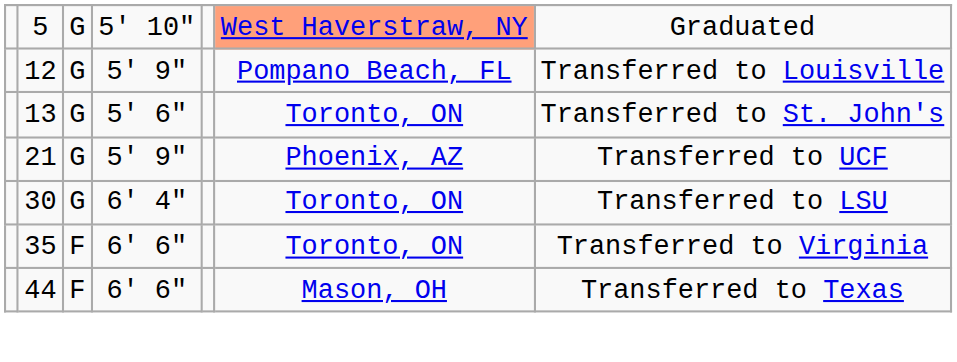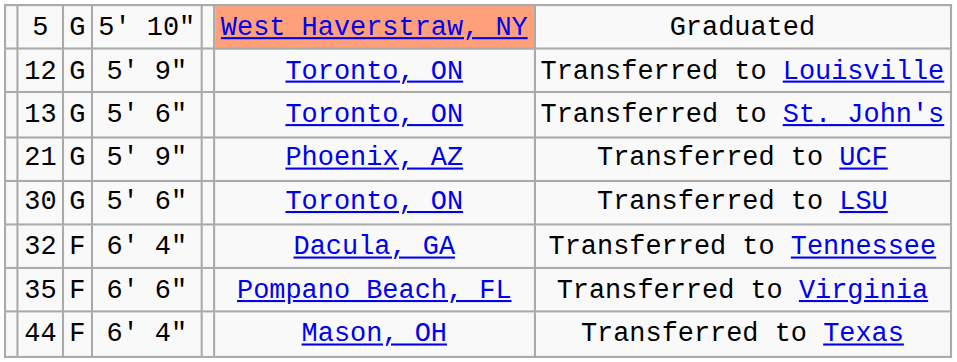(374, 71) Pompano Beach, FL -> (374, 71) Toronto, ON
(147, 202) 6' 4" -> (147, 202) 5' 6"
+ row: (40, 246)
(374, 246) Toronto, ON -> (374, 290) Pompano Beach, FL
(147, 290) 6' 6" -> (147, 334) 6' 4"
